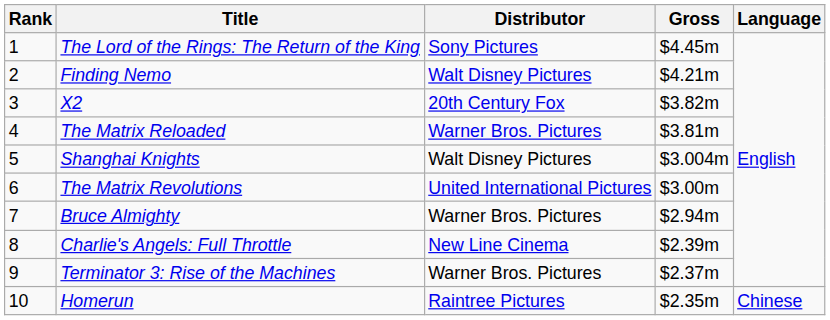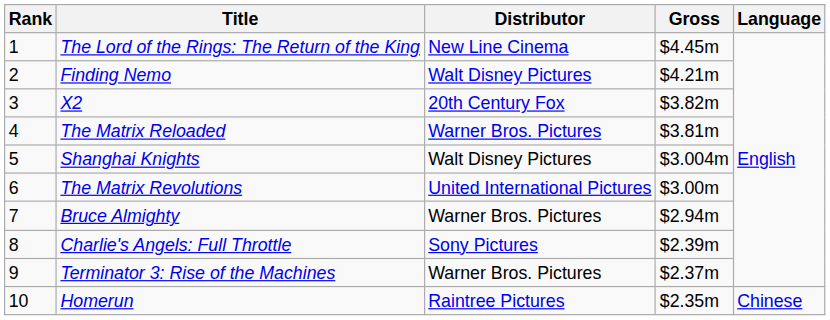(483, 47) Sony Pictures -> (498, 47) New Line Cinema
(498, 244) New Line Cinema -> (483, 244) Sony Pictures
